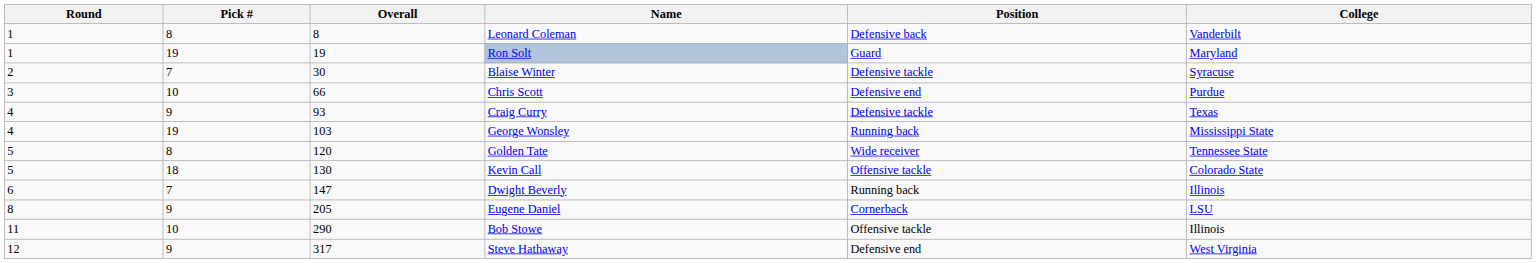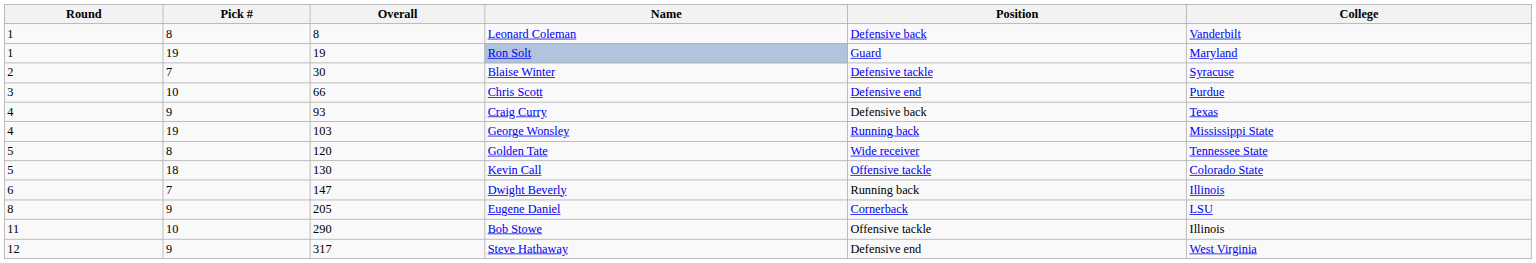(892, 111) Defensive tackle -> (889, 111) Defensive back
